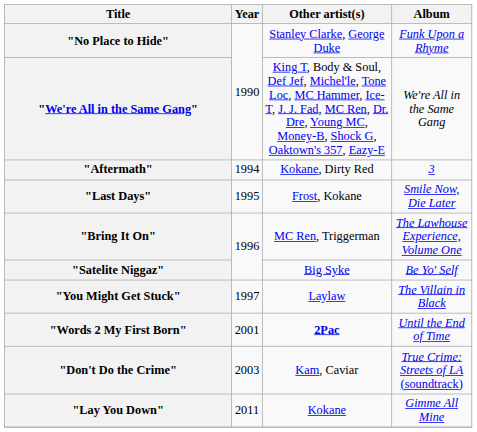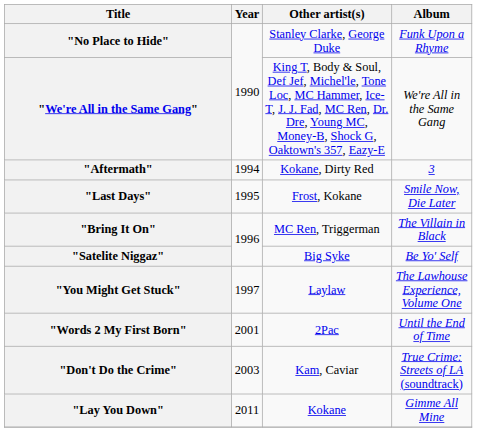(432, 236) The Lawhouse Experience, Volume One -> (432, 229) The Villain in Black
(432, 296) The Villain in Black -> (432, 289) The Lawhouse Experience, Volume One
(327, 329) bold -> (327, 329) normal
